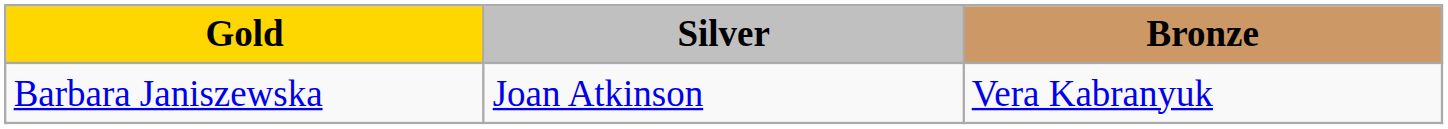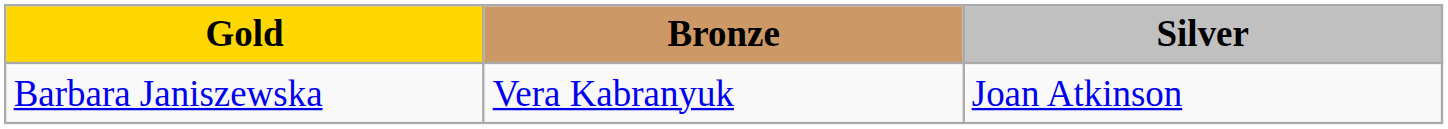columns swapped: (724, 33) <-> (1203, 33)
